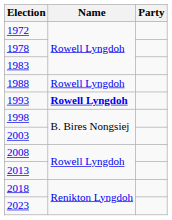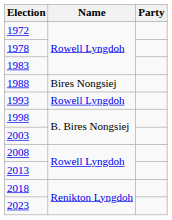(88, 83) Rowell Lyngdoh -> (84, 83) Bires Nongsiej
(89, 100) bold -> (88, 100) normal
